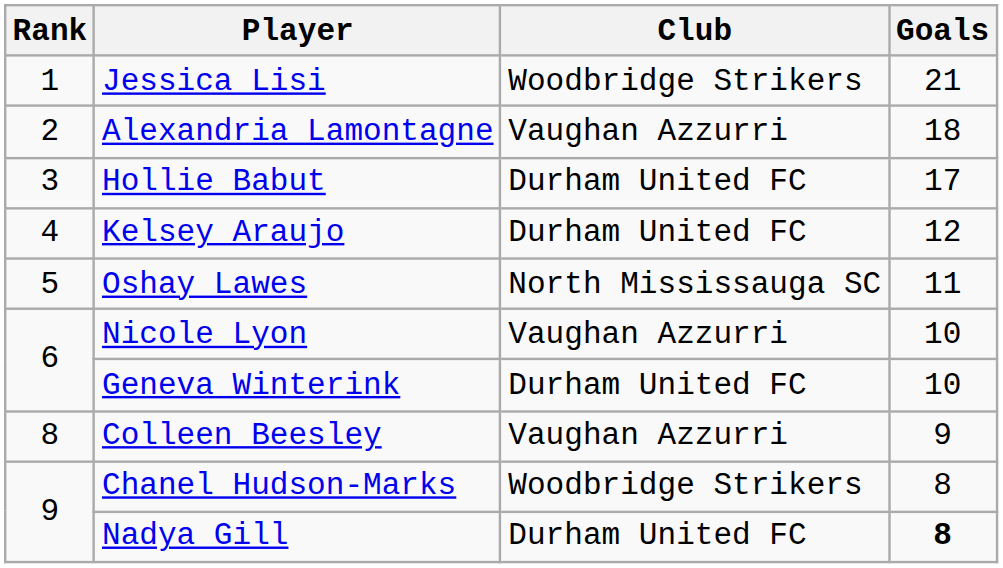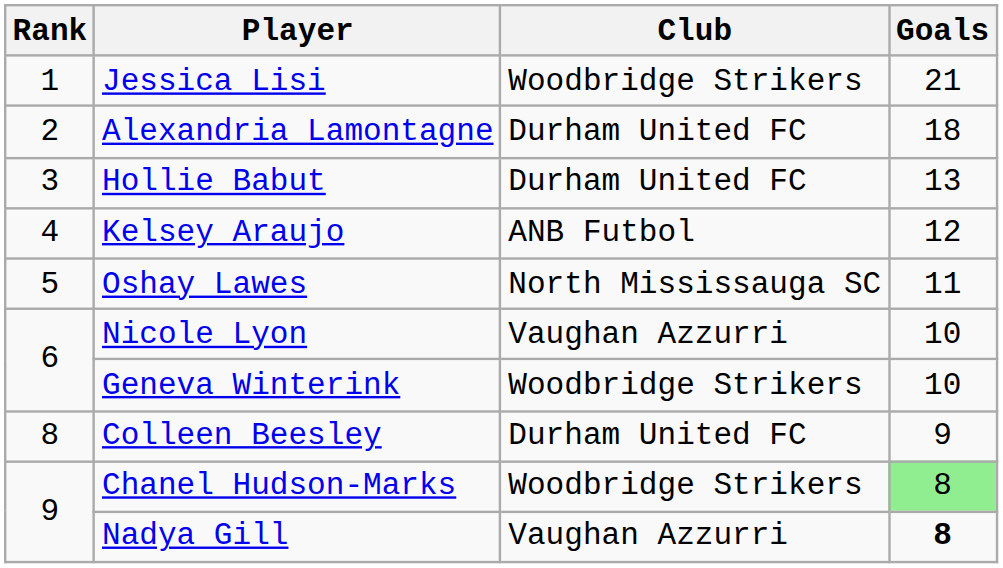(648, 132) Vaughan Azzurri -> (657, 132) Durham United FC
(943, 182) 17 -> (943, 182) 13
(657, 233) Durham United FC -> (602, 233) ANB Futbol
(657, 385) Durham United FC -> (685, 385) Woodbridge Strikers
(648, 436) Vaughan Azzurri -> (657, 436) Durham United FC
(943, 486) no background -> (943, 486) lightgreen background
(657, 537) Durham United FC -> (648, 537) Vaughan Azzurri
